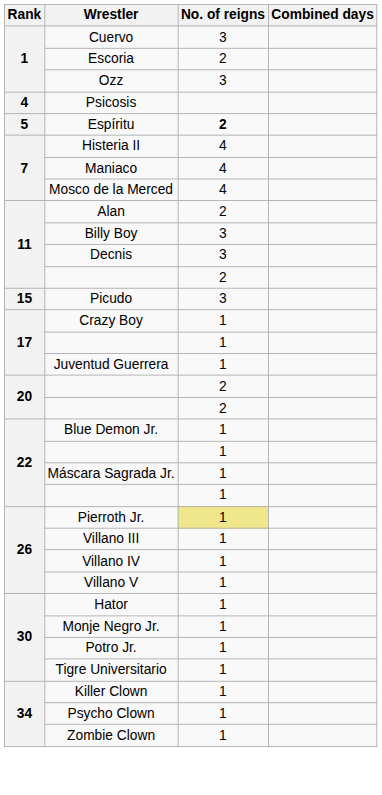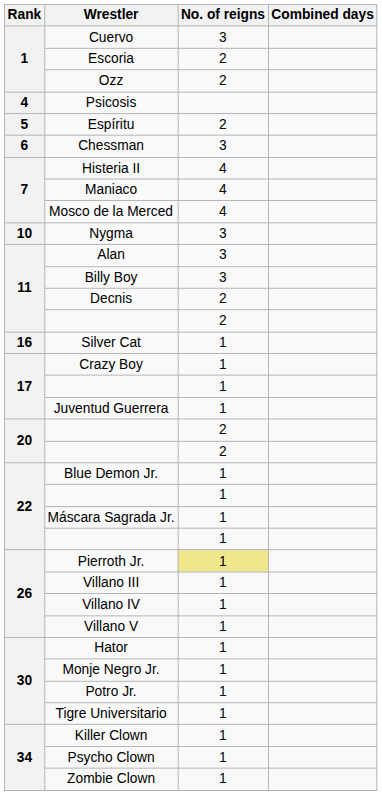(223, 80) 3 -> (223, 80) 2
(223, 124) bold -> (223, 124) normal
+ row: (24, 146)
+ row: (24, 233)
(223, 211) 2 -> (223, 255) 3
(223, 255) 3 -> (223, 299) 2
- row: (24, 299)
+ row: (24, 342)
